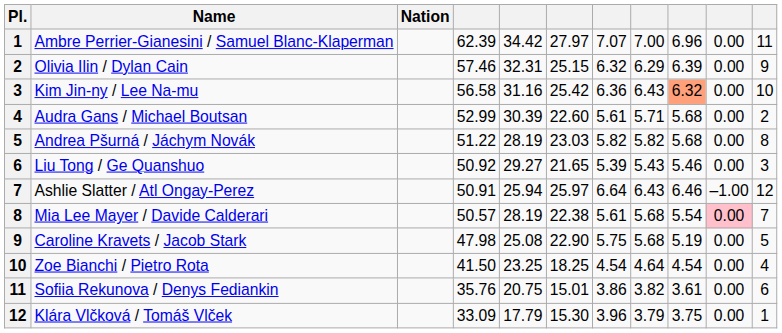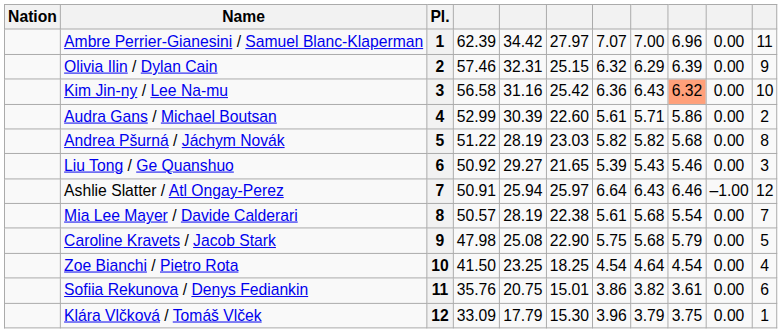columns swapped: (18, 16) <-> (425, 16)
(687, 116) 5.68 -> (687, 116) 5.86
(729, 215) pink background -> (729, 215) no background
(687, 240) 5.19 -> (687, 240) 5.79
